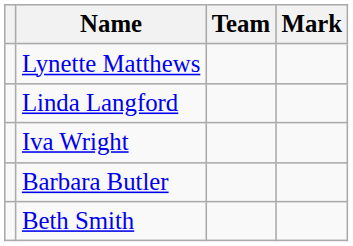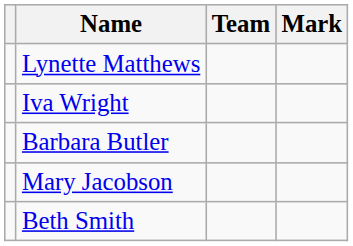- row: (100, 102)
+ row: (97, 181)
